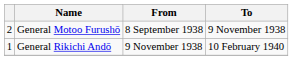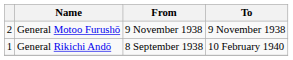(164, 30) 8 September 1938 -> (164, 30) 9 November 1938
(164, 47) 9 November 1938 -> (164, 47) 8 September 1938
